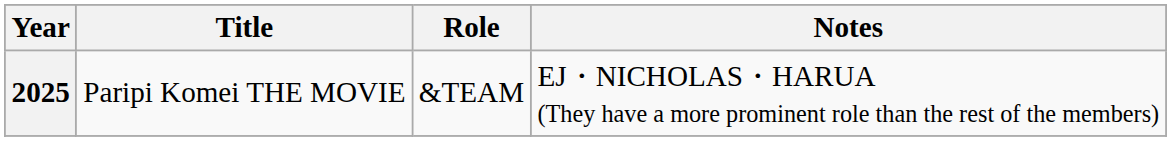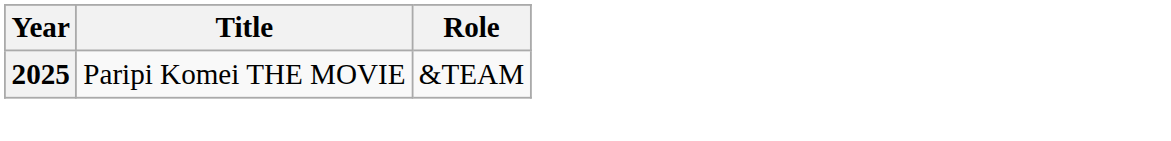- column: (848, 27)
